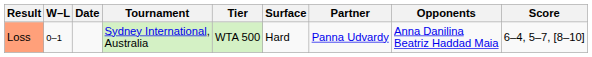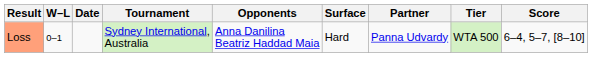columns swapped: (238, 13) <-> (446, 13)
